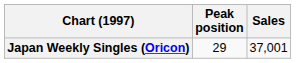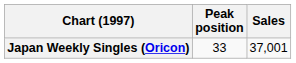(219, 48) 29 -> (219, 48) 33
